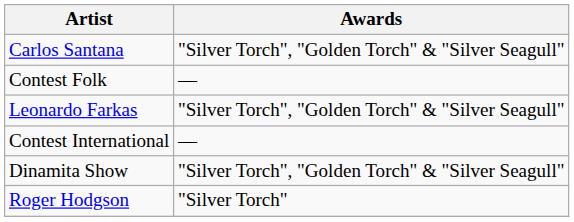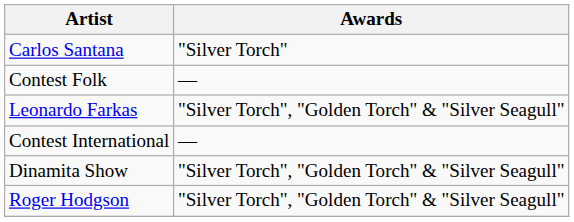(371, 49) "Silver Torch", "Golden Torch" & "Silver Seagull" -> (233, 49) "Silver Torch"
(233, 200) "Silver Torch" -> (371, 200) "Silver Torch", "Golden Torch" & "Silver Seagull"
